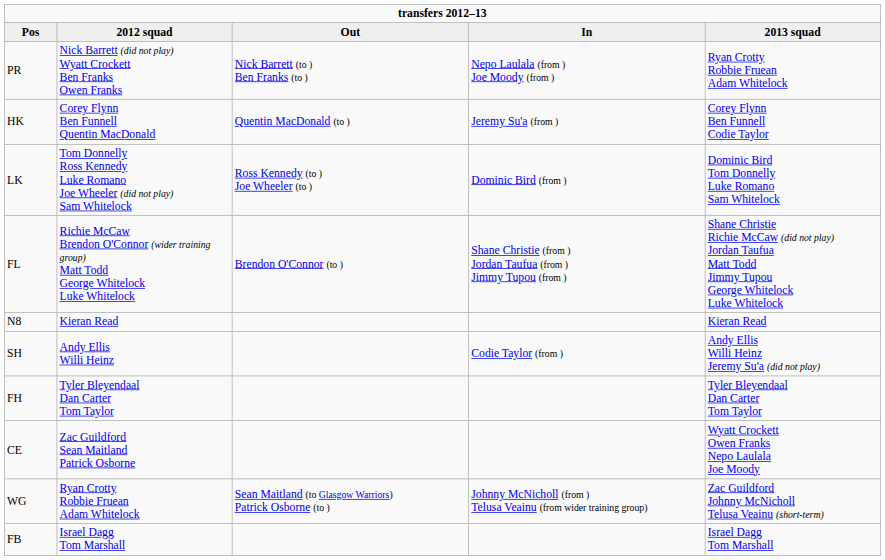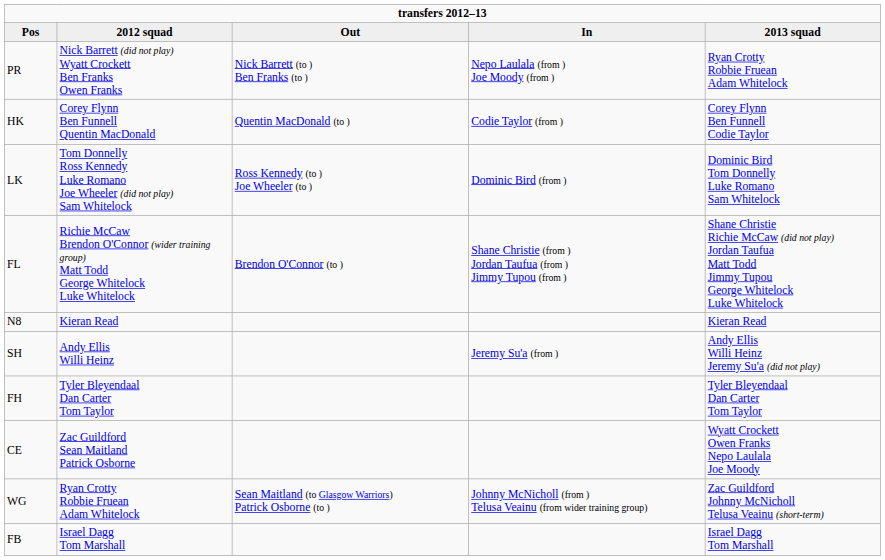(515, 121) Jeremy Su'a (from ) -> (517, 121) Codie Taylor (from )
(517, 353) Codie Taylor (from ) -> (515, 353) Jeremy Su'a (from )
